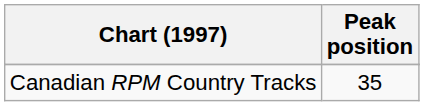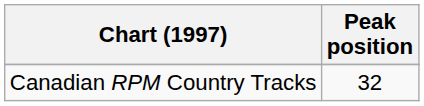(370, 82) 35 -> (370, 82) 32
